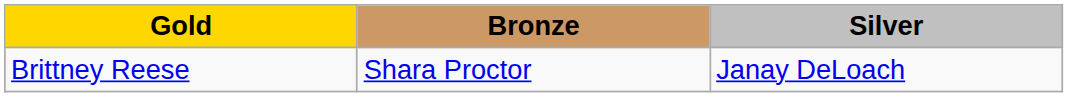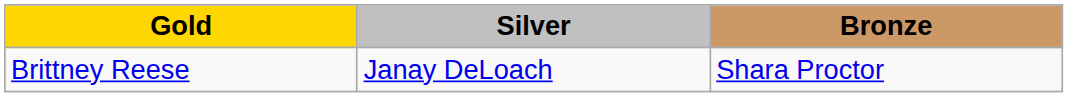columns swapped: (886, 26) <-> (534, 26)
